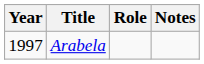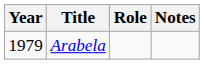(26, 45) 1997 -> (26, 45) 1979
